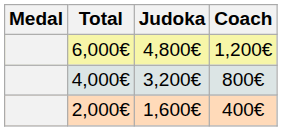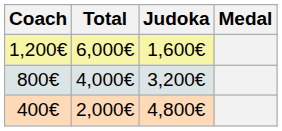columns swapped: (36, 19) <-> (243, 19)
(172, 49) 4,800€ -> (176, 49) 1,600€
(172, 110) 1,600€ -> (176, 110) 4,800€
